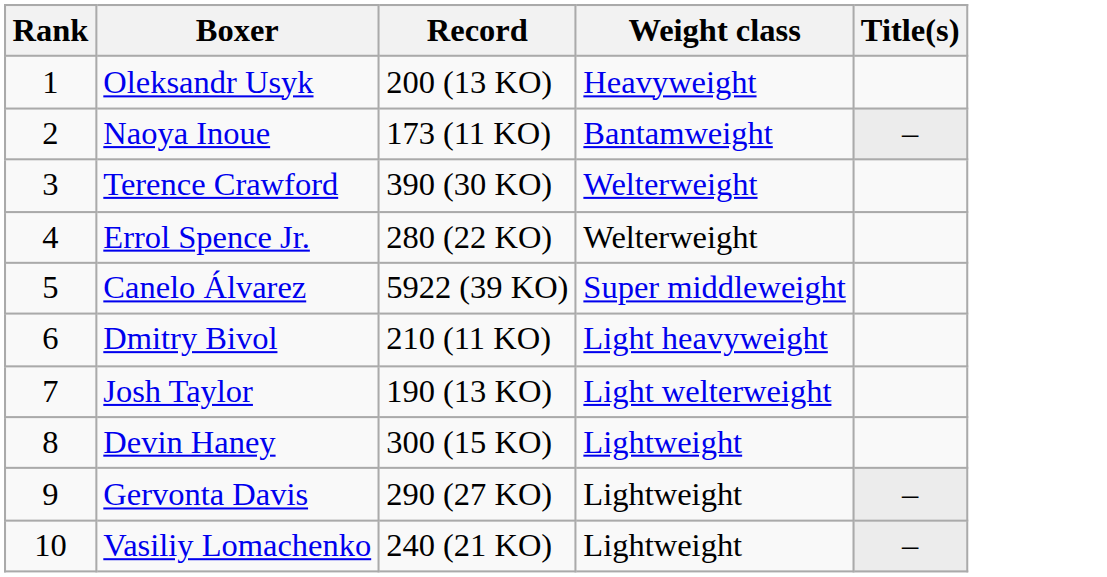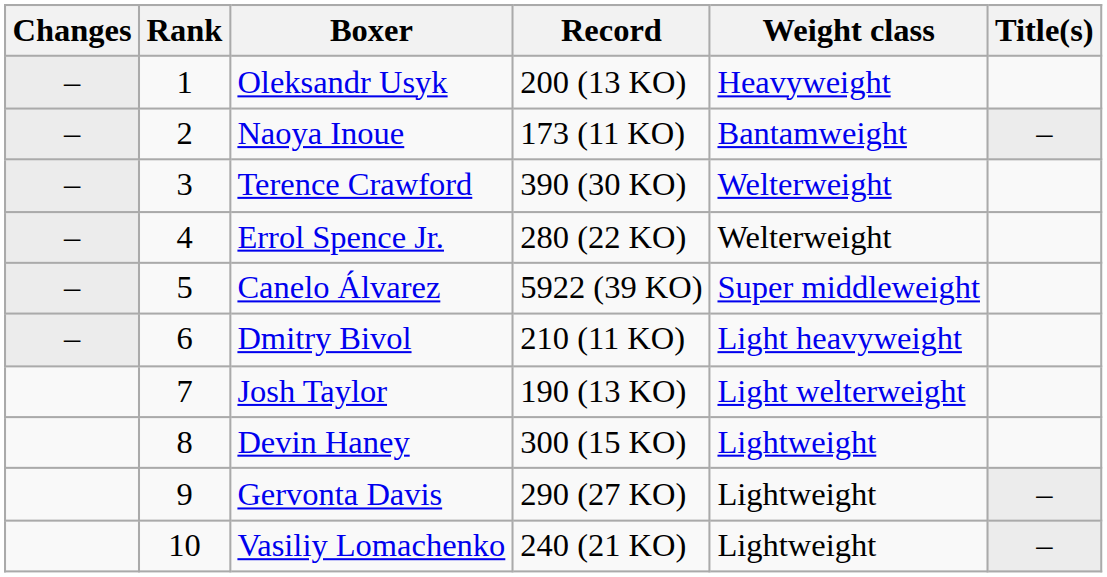+ column: (72, 30)
